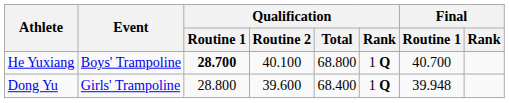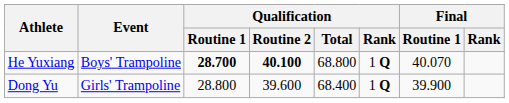(282, 63) normal -> (282, 63) bold
(432, 63) 40.700 -> (432, 63) 40.070
(432, 86) 39.948 -> (432, 86) 39.900
